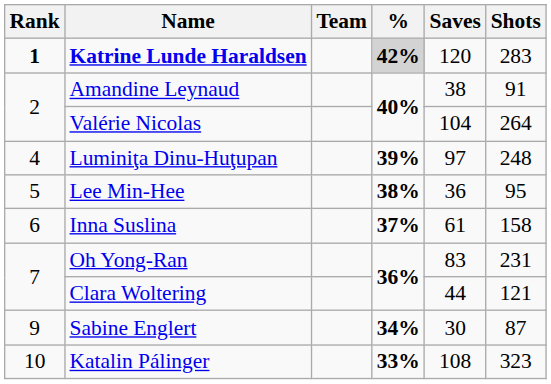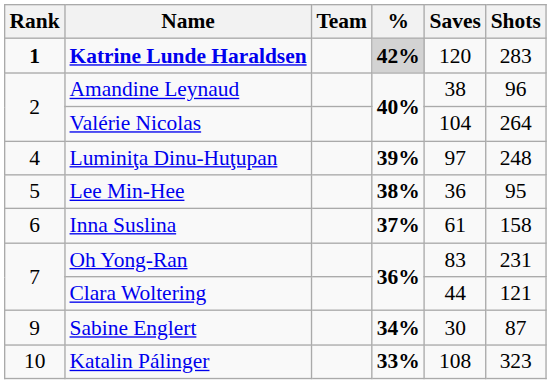(516, 89) 91 -> (516, 89) 96
